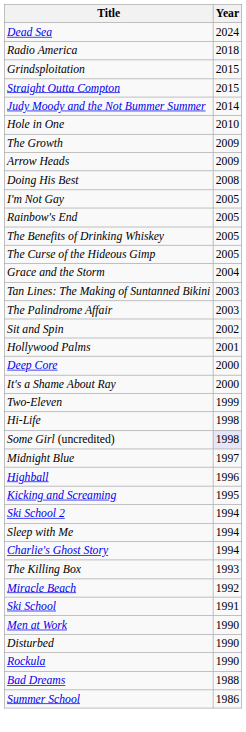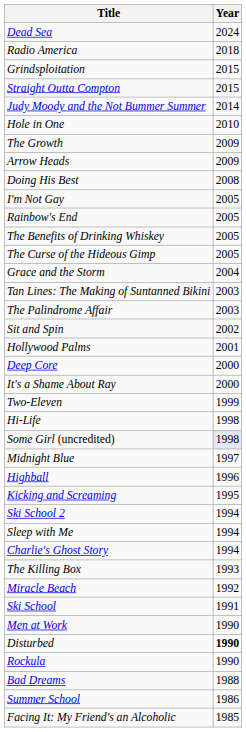(227, 643) normal -> (227, 643) bold
+ row: (91, 717)
